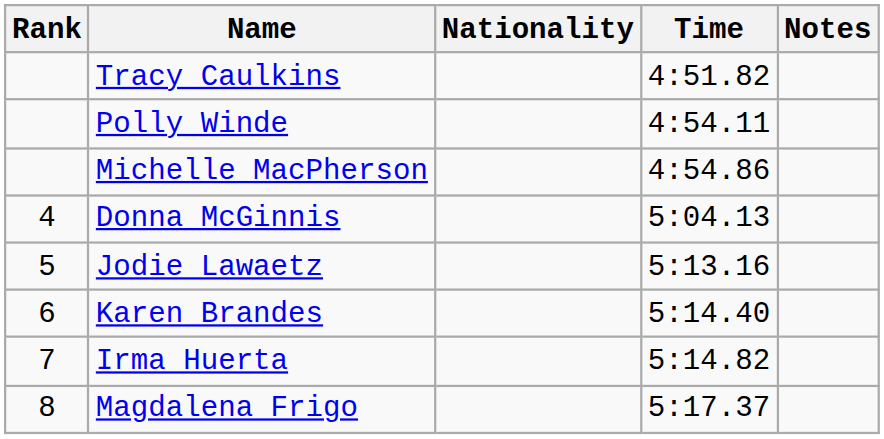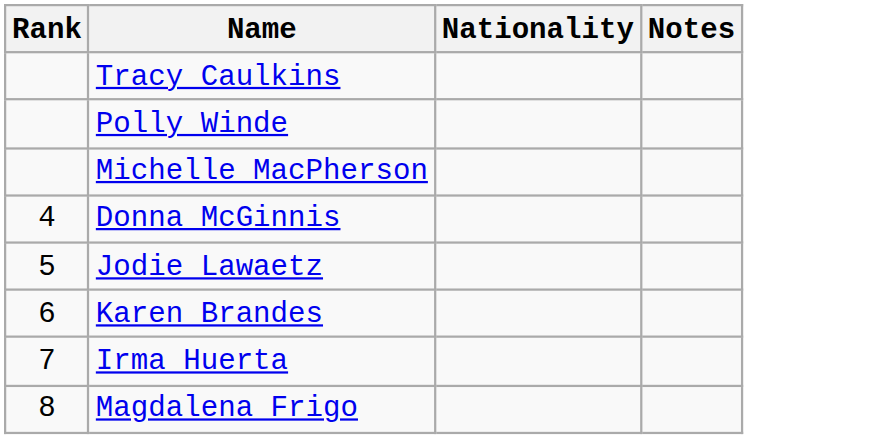- column: (709, 29)
